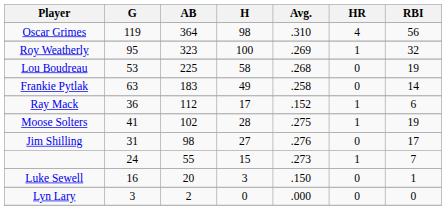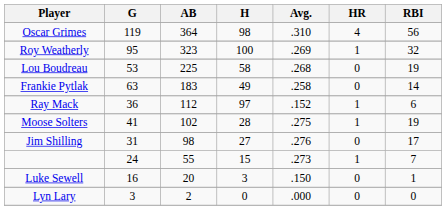(245, 104) 17 -> (245, 104) 97
